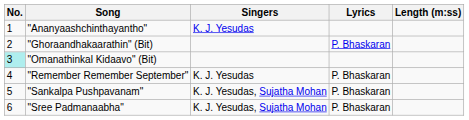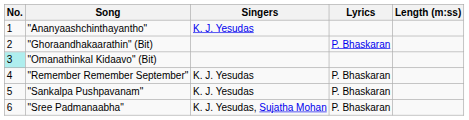(260, 92) K. J. Yesudas, Sujatha Mohan -> (223, 92) K. J. Yesudas
